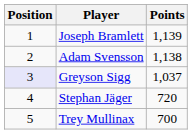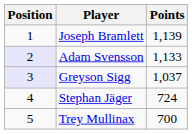(30, 56) no background -> (30, 56) lavender background
(167, 56) 1,138 -> (167, 56) 1,133
(167, 98) 720 -> (167, 98) 724
